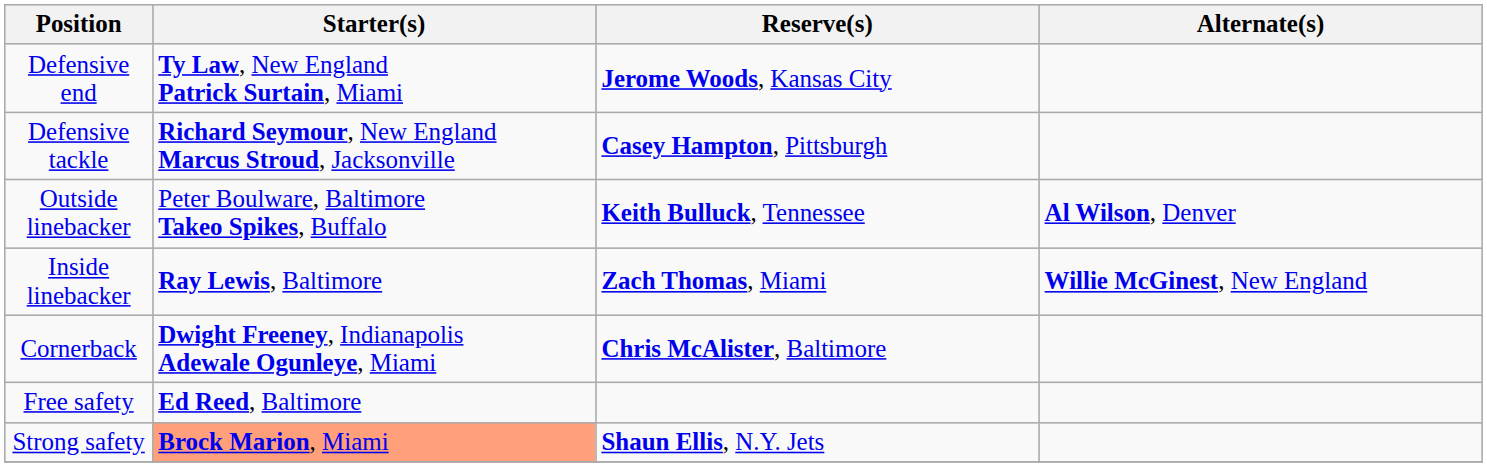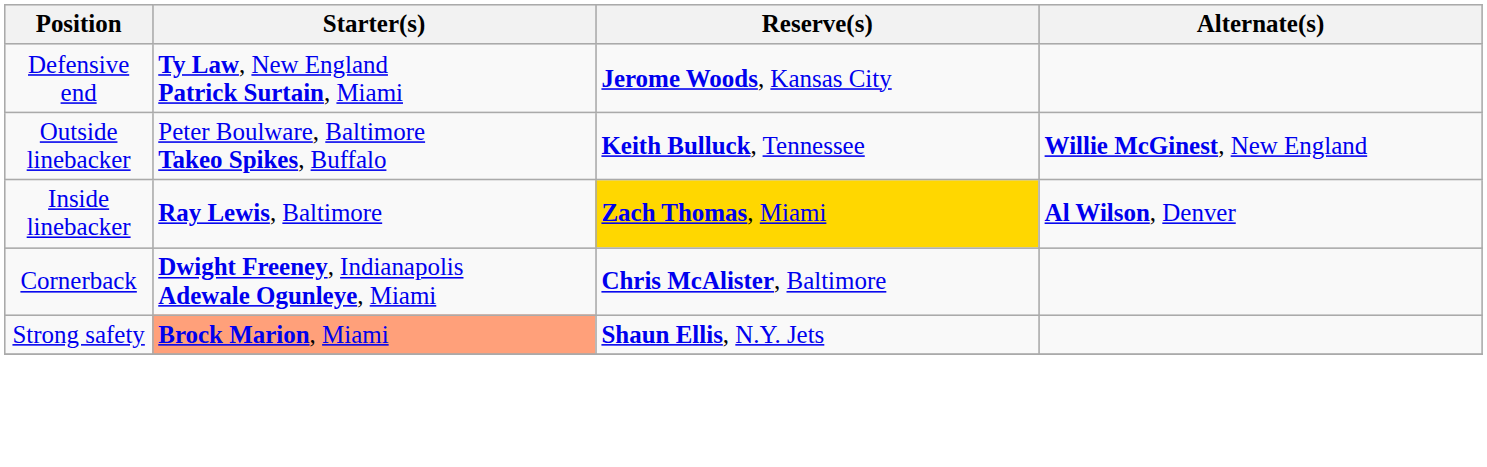- row: (79, 145)
(1140, 213) Al Wilson, Denver -> (1206, 145) Willie McGinest, New England
(714, 280) no background -> (714, 213) gold background
(1206, 280) Willie McGinest, New England -> (1140, 213) Al Wilson, Denver
- row: (79, 402)
